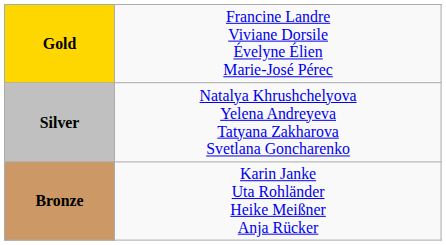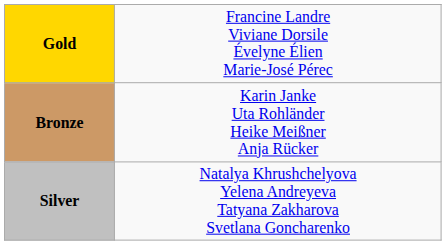rows swapped: (60, 122) <-> (60, 200)
